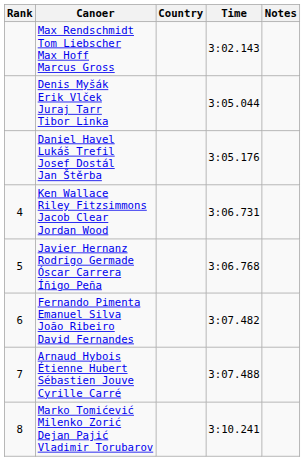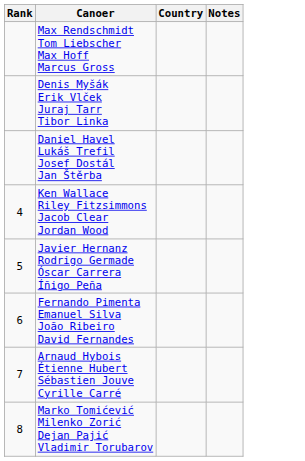- column: (234, 13)
